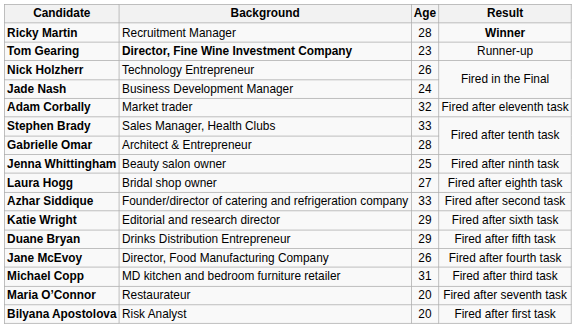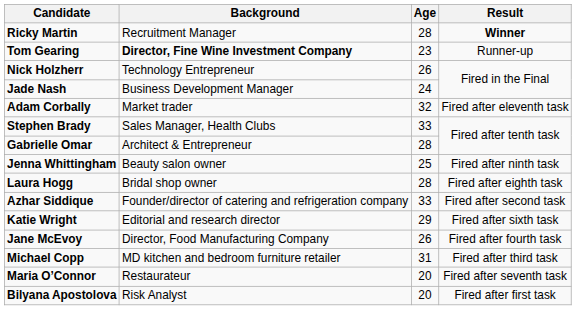(425, 182) 27 -> (425, 182) 28
- row: (44, 239)
